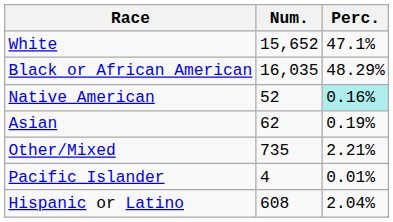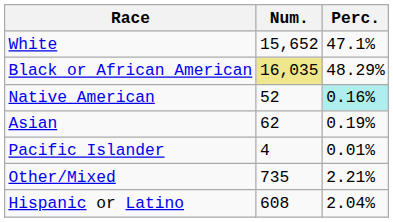(289, 71) no background -> (289, 71) khaki background
rows swapped: (87, 177) <-> (62, 150)
